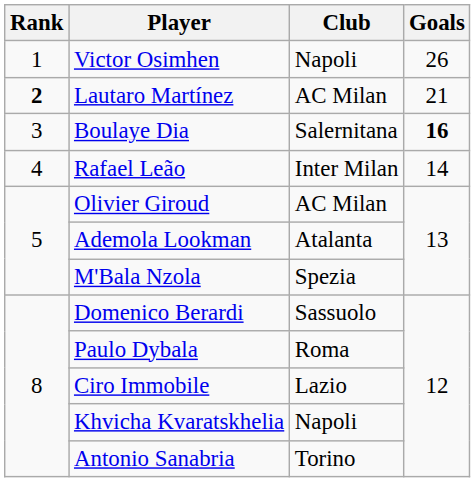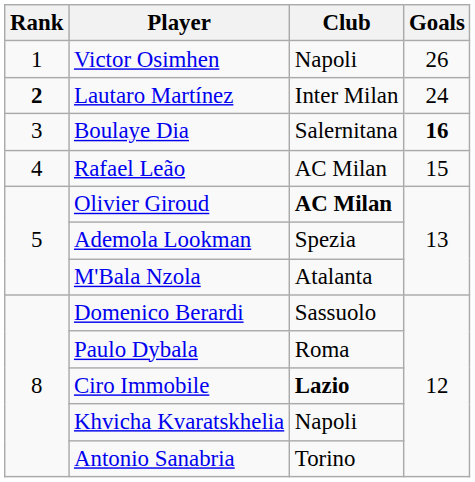(341, 95) AC Milan -> (347, 95) Inter Milan
(437, 95) 21 -> (437, 95) 24
(347, 167) Inter Milan -> (341, 167) AC Milan
(437, 167) 14 -> (437, 167) 15
(341, 204) normal -> (343, 204) bold
(334, 240) Atalanta -> (325, 240) Spezia
(325, 276) Spezia -> (334, 276) Atalanta
(321, 385) normal -> (322, 385) bold
